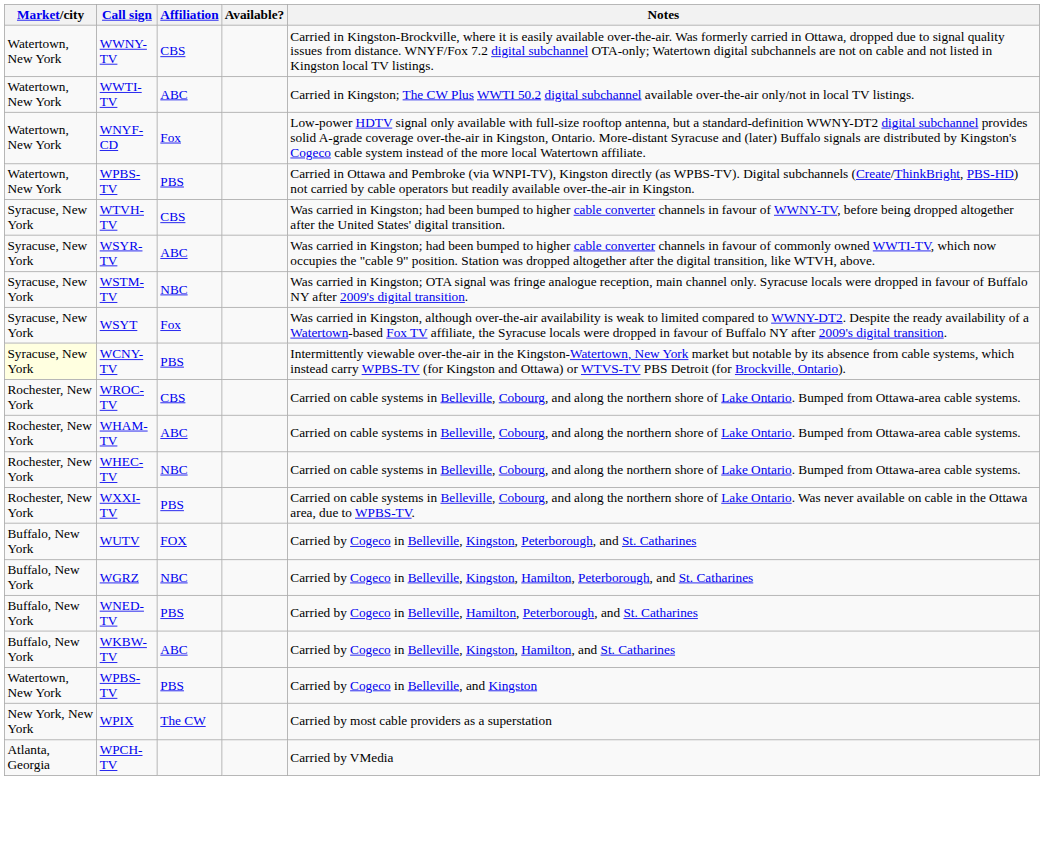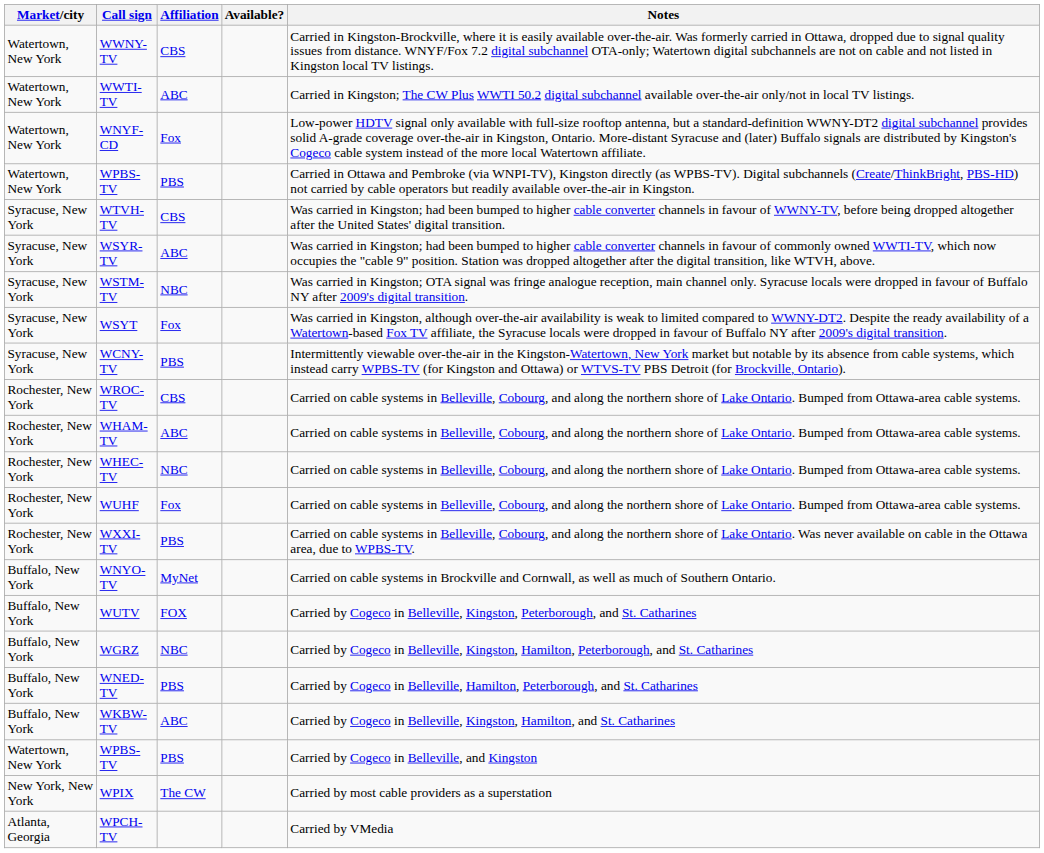(47, 361) lightyellow background -> (47, 361) no background
+ row: (119, 505)
+ row: (123, 577)
